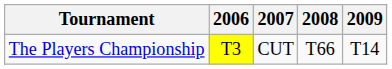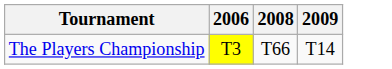- column: (276, 19)
